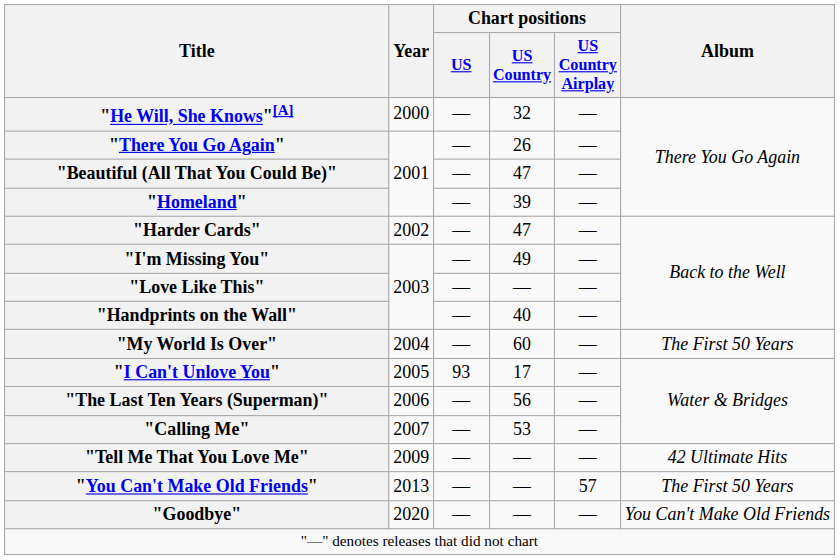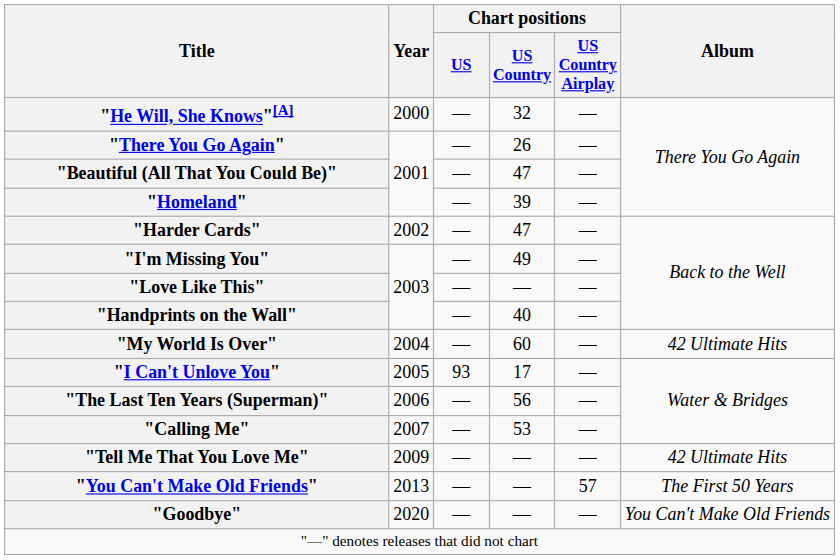(727, 344) The First 50 Years -> (727, 344) 42 Ultimate Hits
